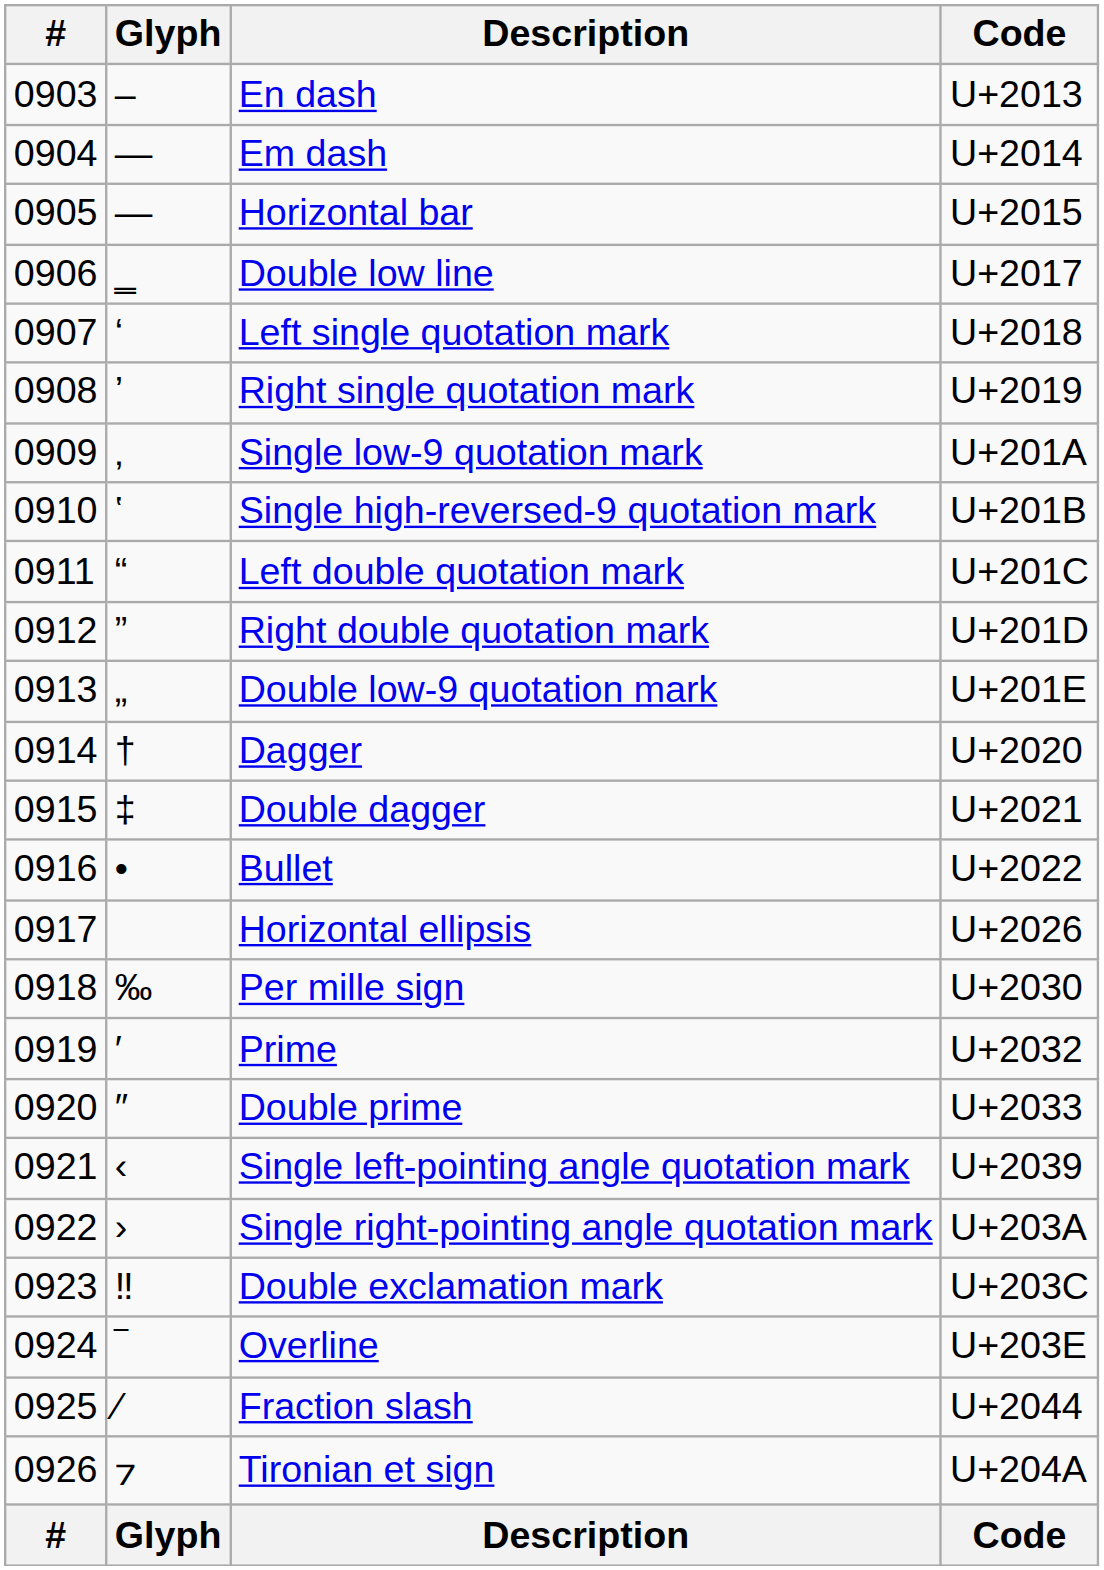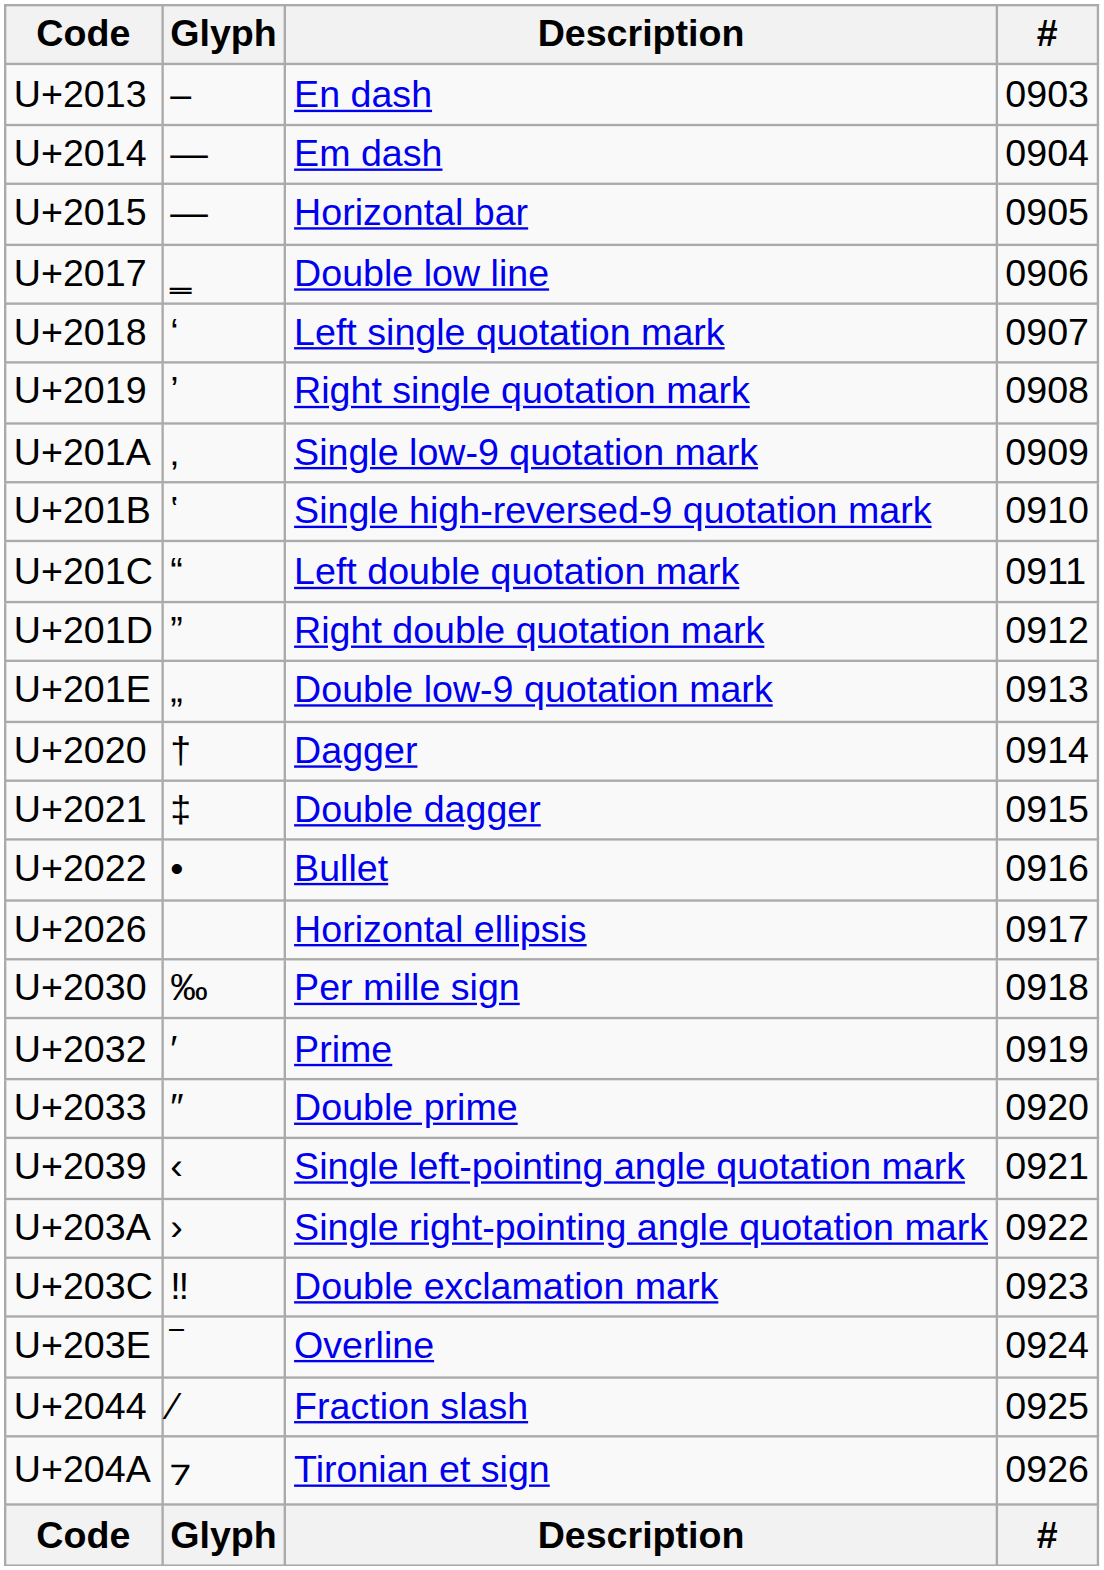columns swapped: (1019, 34) <-> (56, 34)
